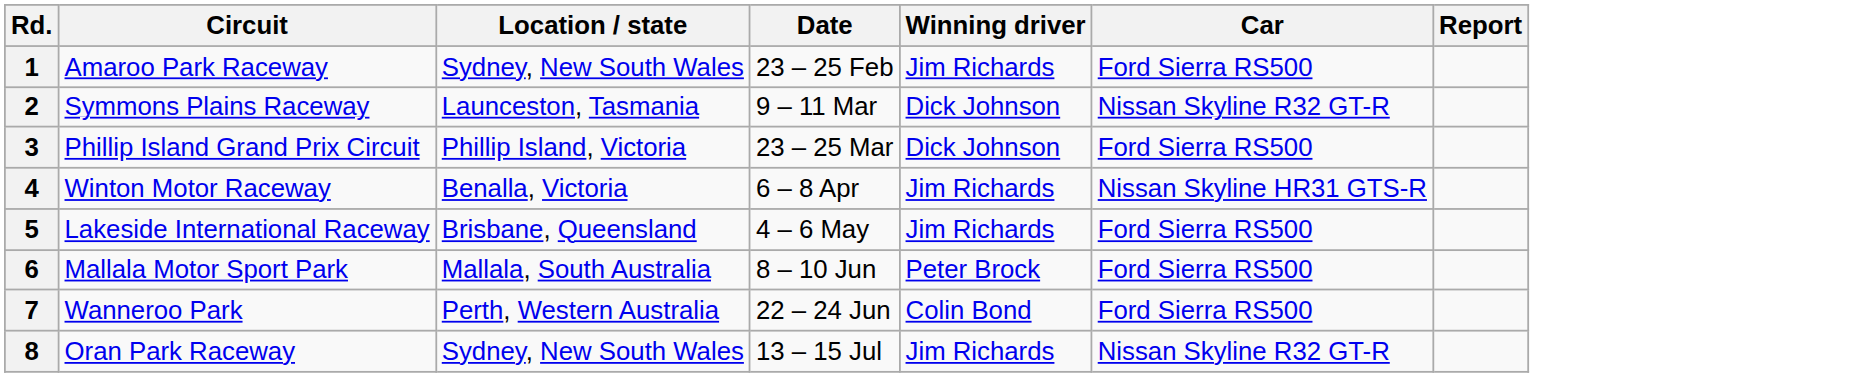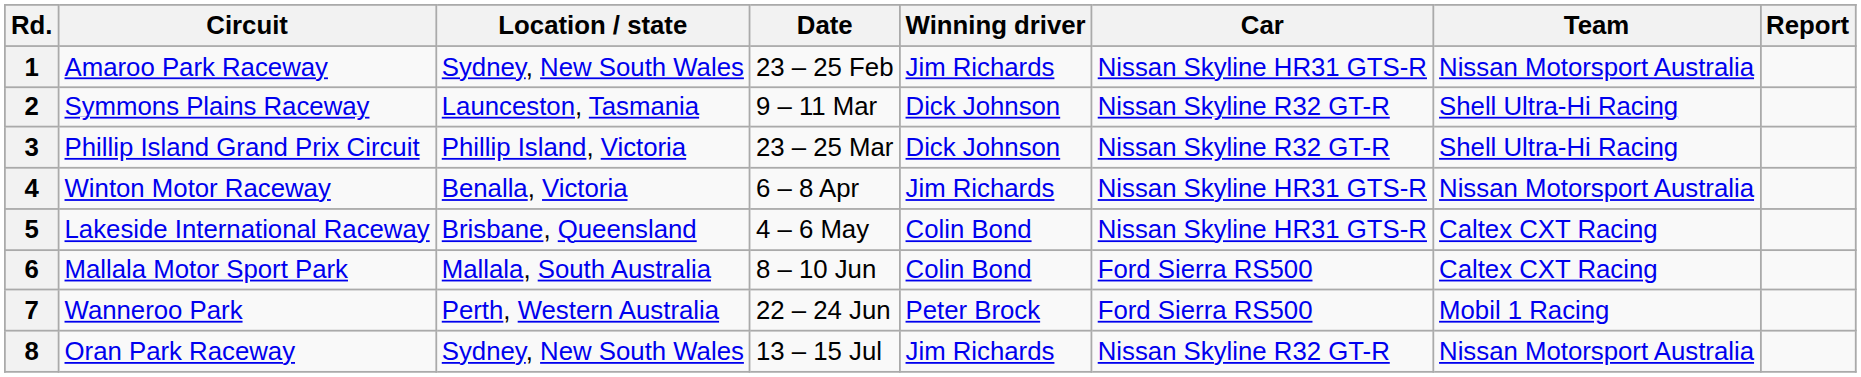+ column: (1597, 26)
(1205, 66) Ford Sierra RS500 -> (1262, 66) Nissan Skyline HR31 GTS-R
(1205, 148) Ford Sierra RS500 -> (1244, 148) Nissan Skyline R32 GT-R
(980, 229) Jim Richards -> (969, 229) Colin Bond
(1205, 229) Ford Sierra RS500 -> (1262, 229) Nissan Skyline HR31 GTS-R
(973, 270) Peter Brock -> (969, 270) Colin Bond
(969, 311) Colin Bond -> (973, 311) Peter Brock
